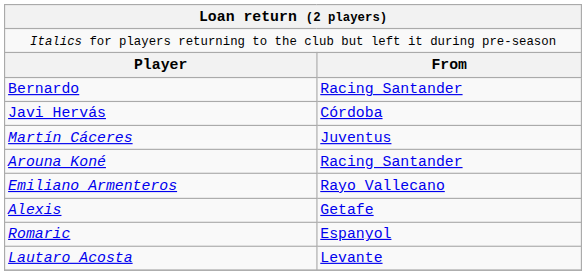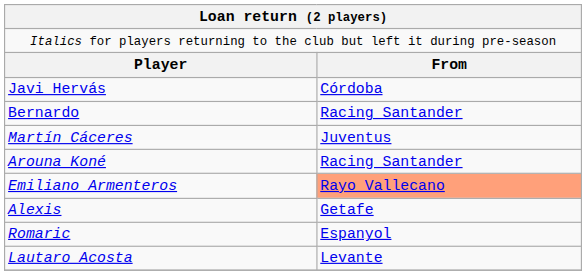rows swapped: (44, 89) <-> (57, 113)
(383, 186) no background -> (383, 186) lightsalmon background
